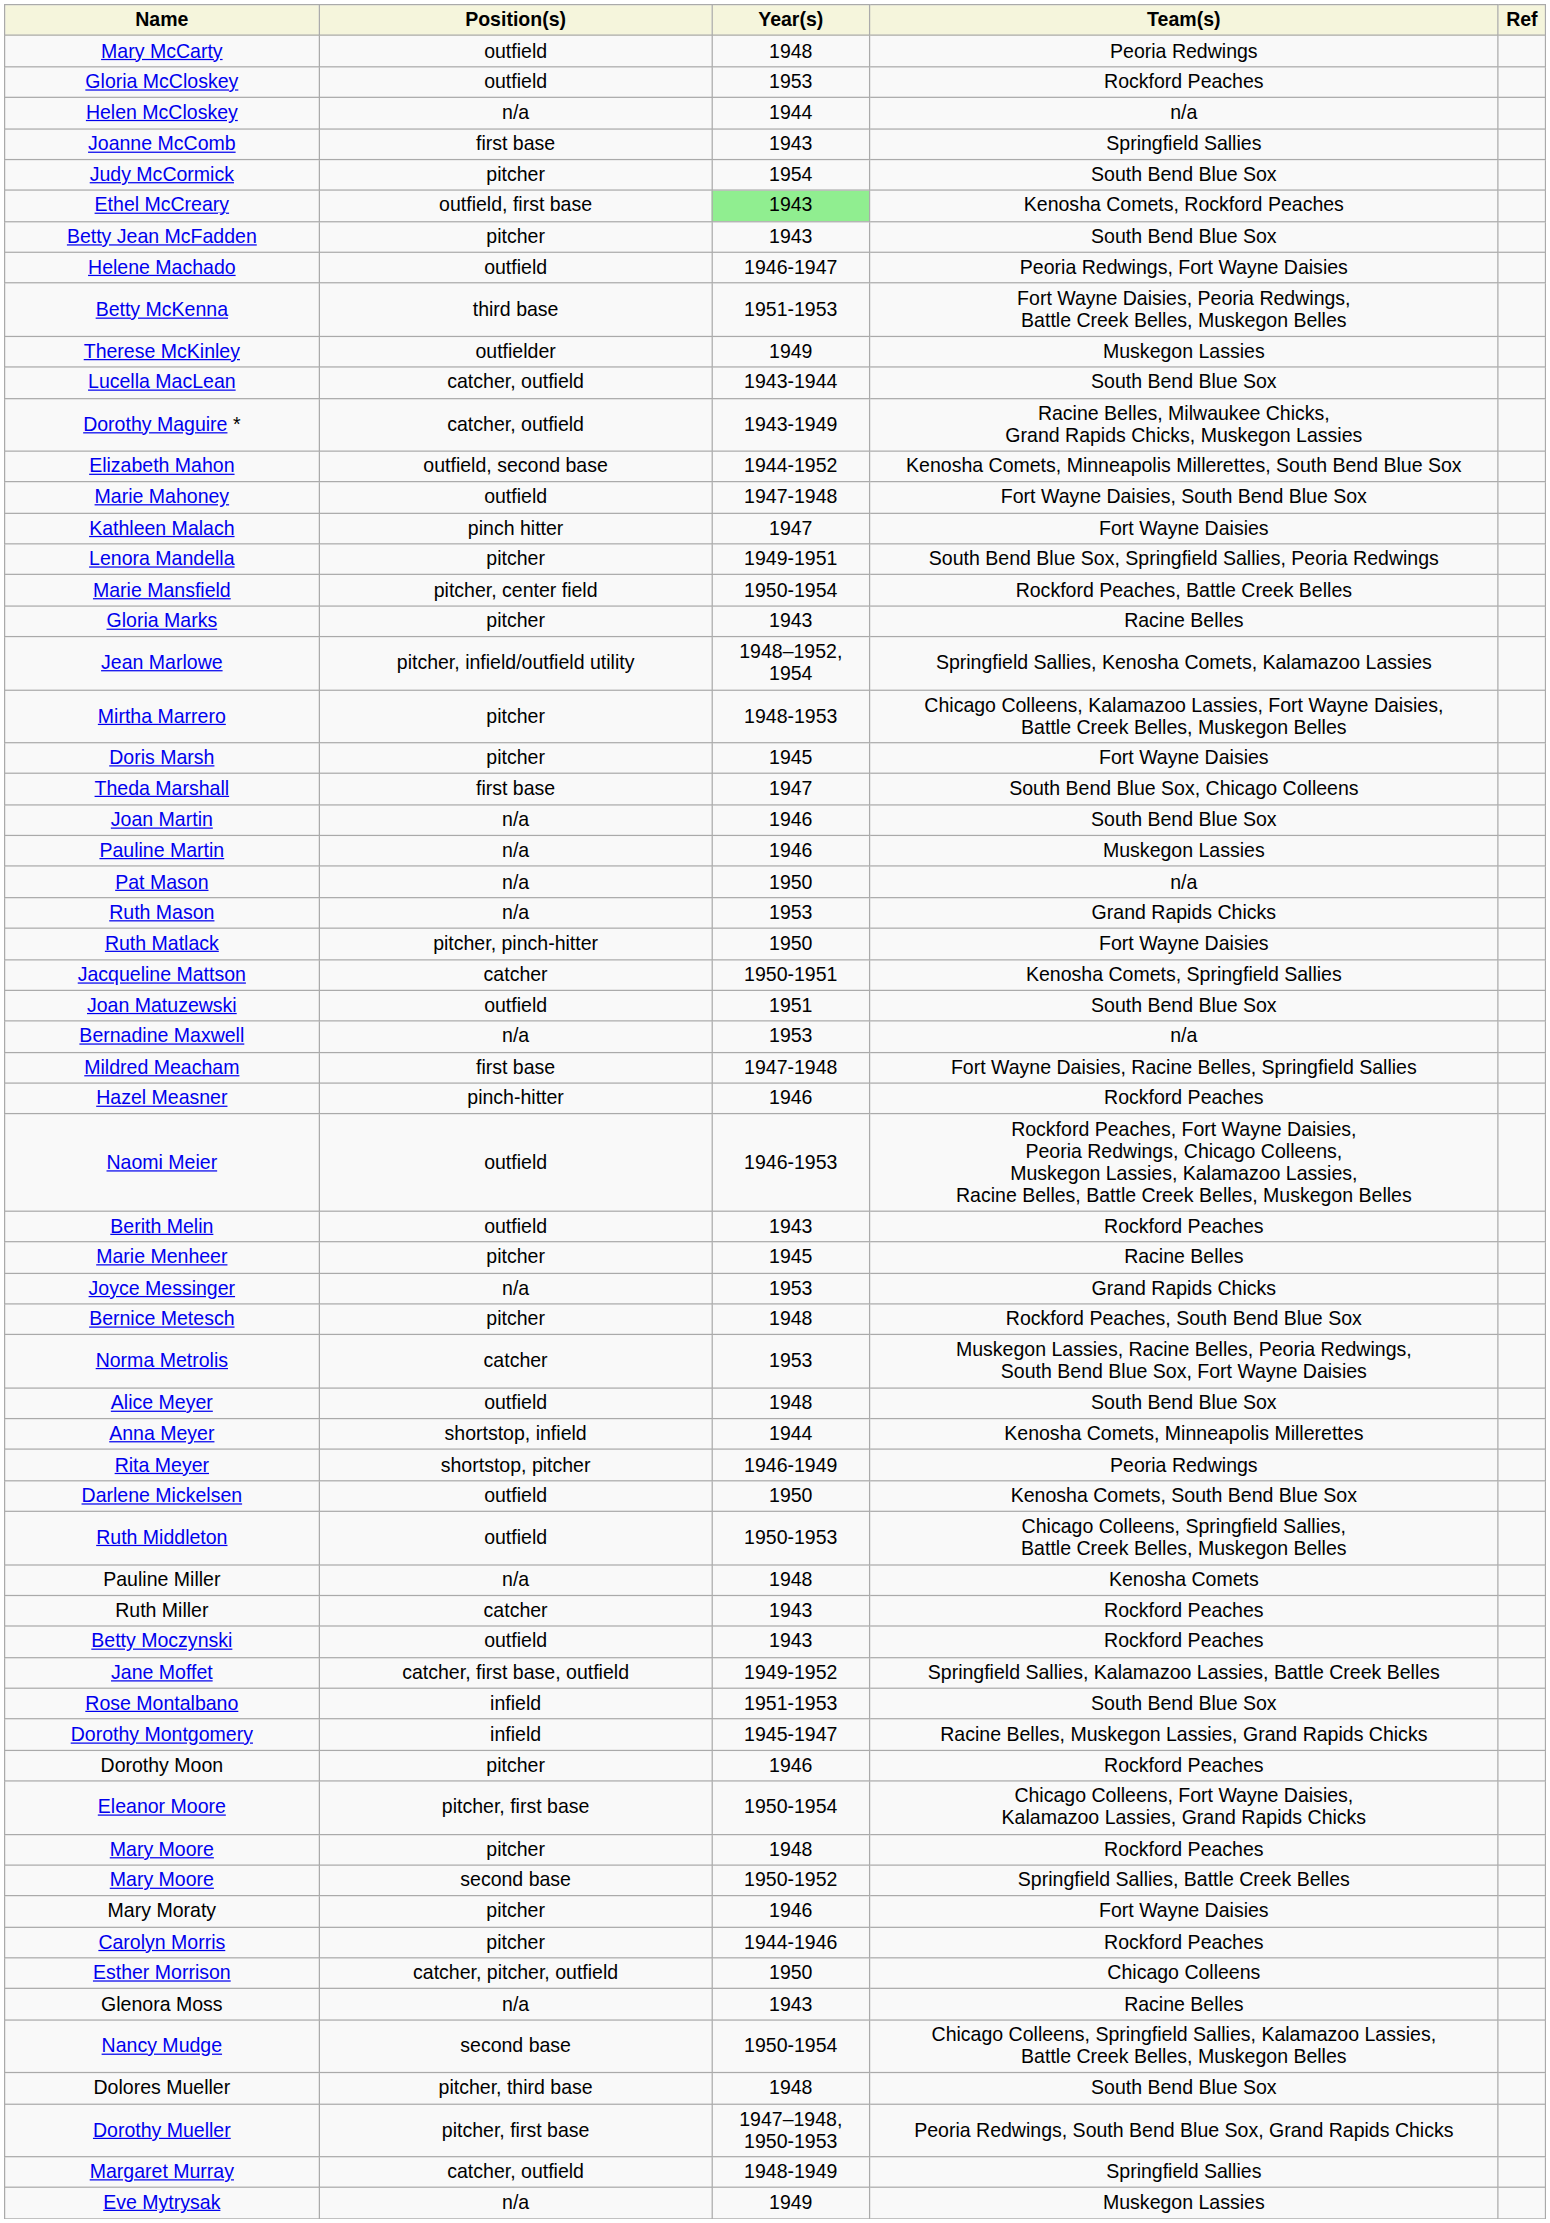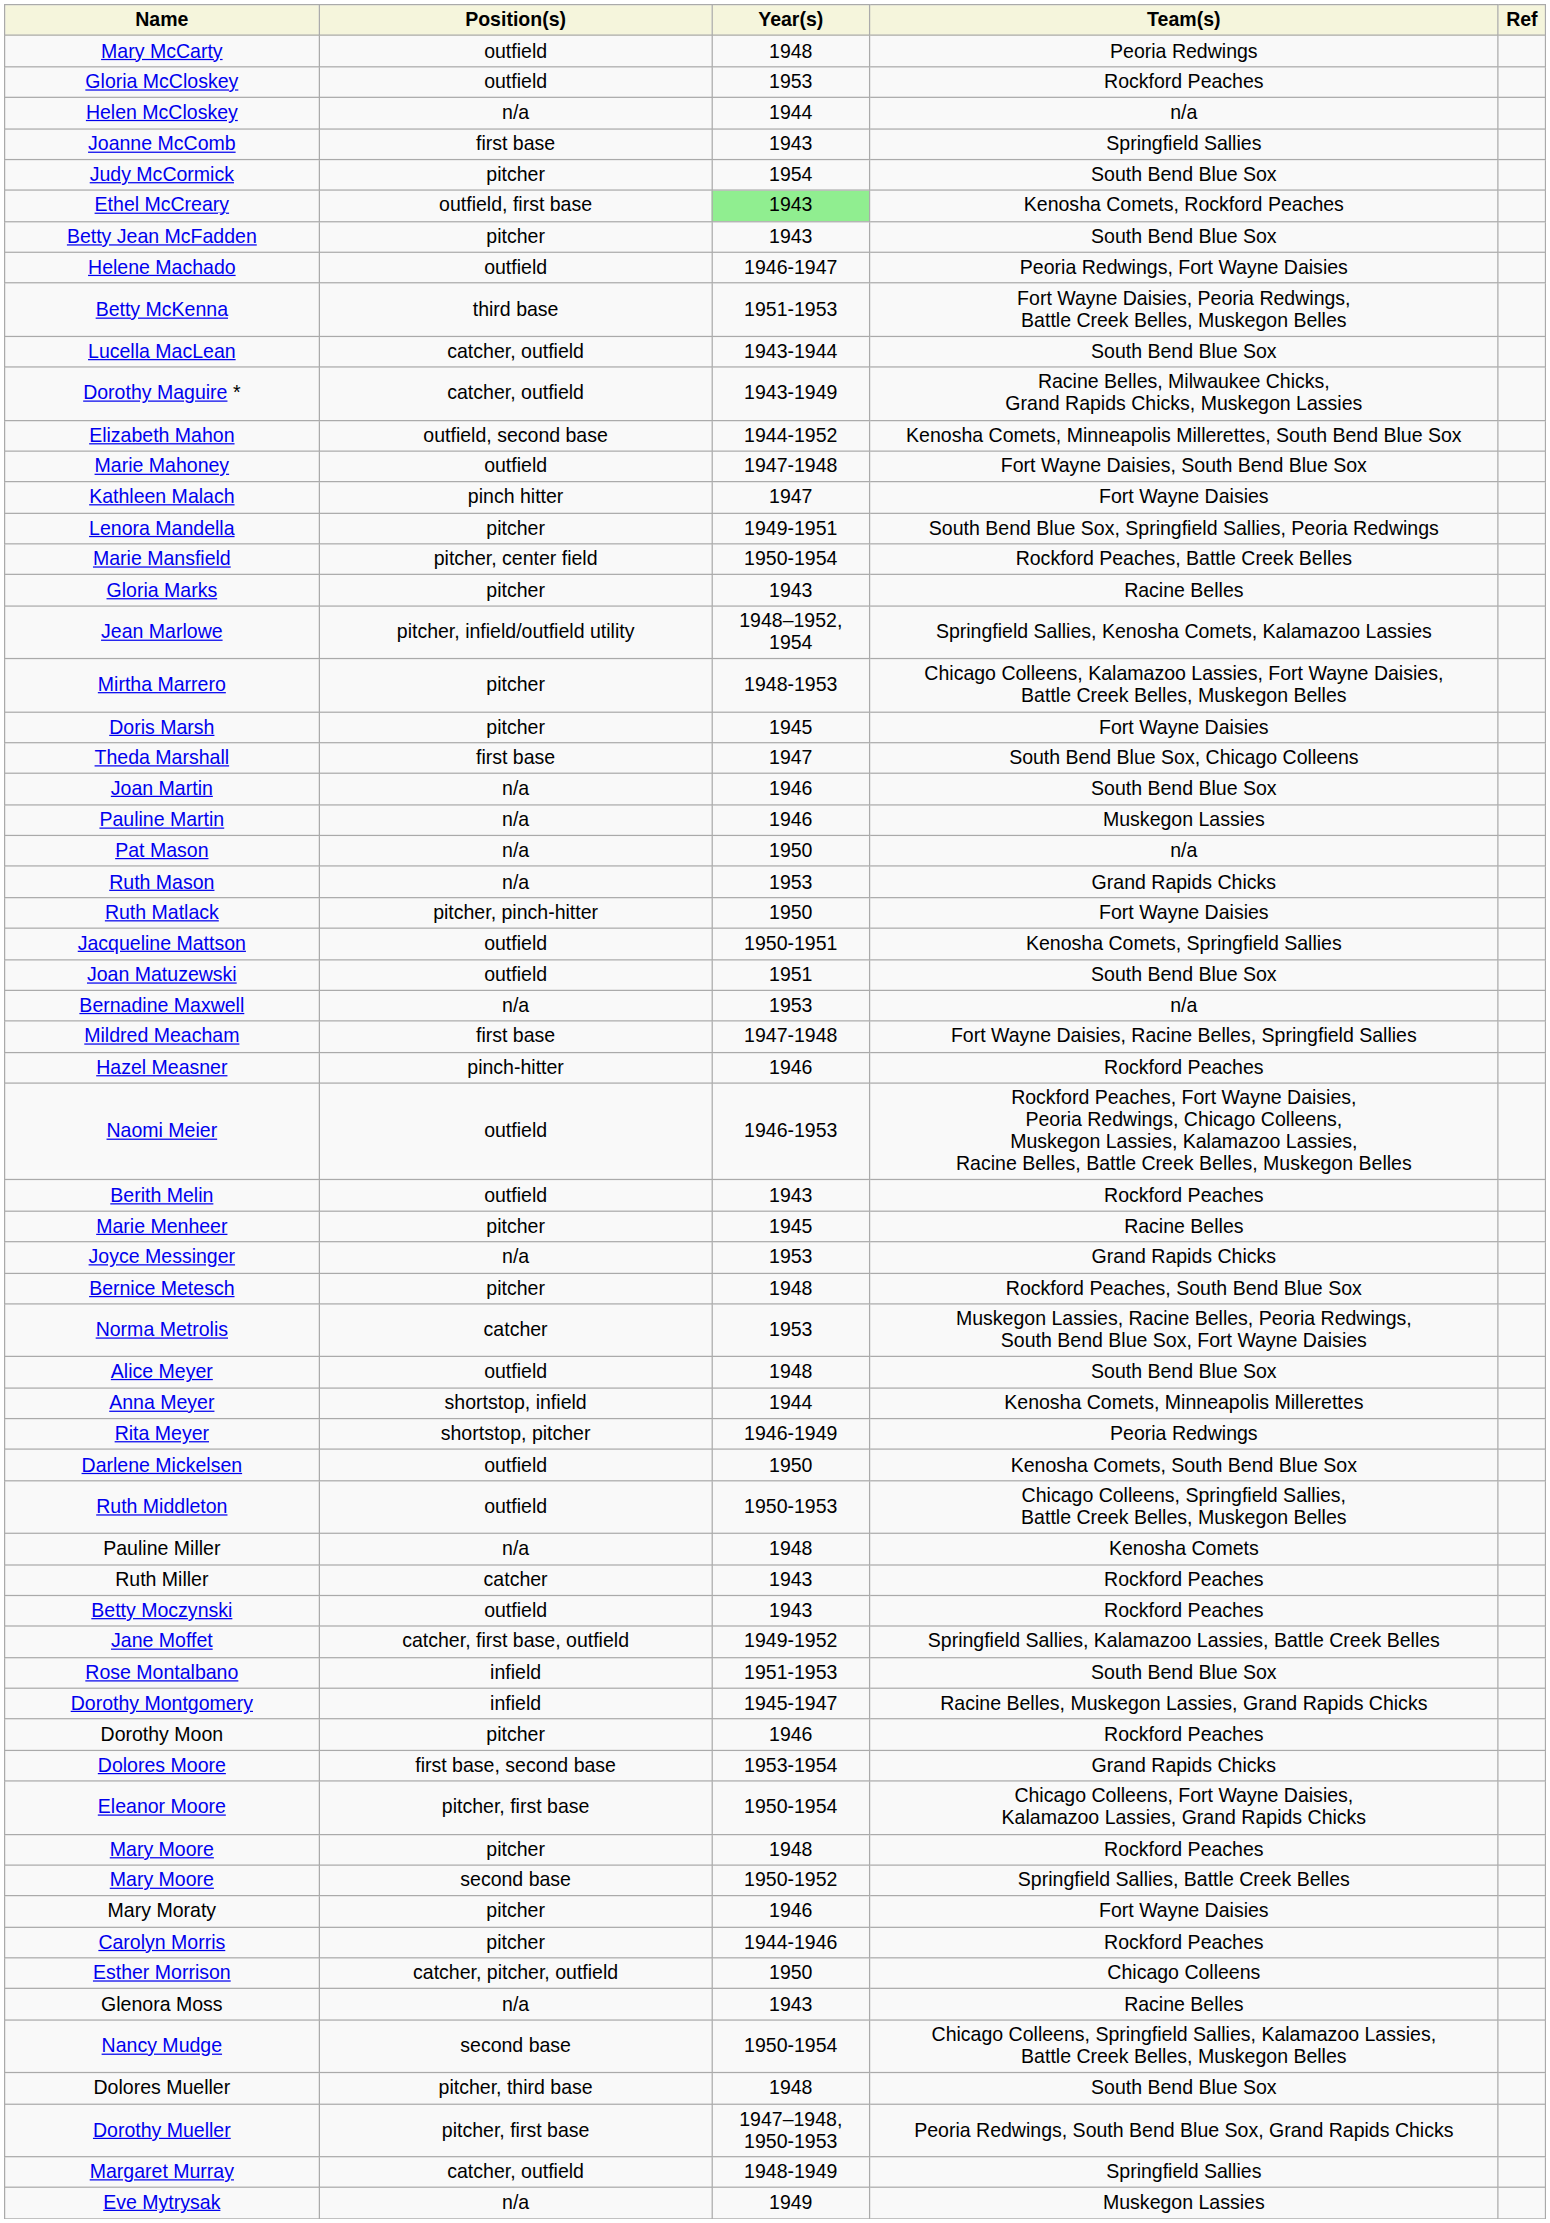- row: (162, 351)
(516, 974) catcher -> (516, 943) outfield
+ row: (162, 1765)
